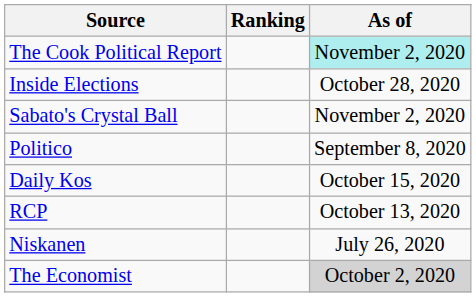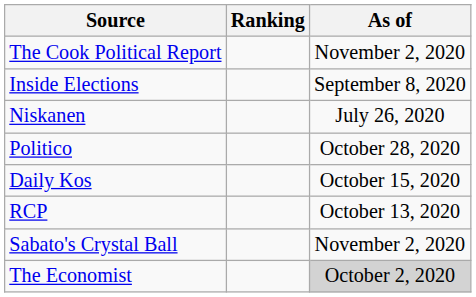(390, 52) paleturquoise background -> (390, 52) no background
(390, 84) October 28, 2020 -> (390, 84) September 8, 2020
rows swapped: (93, 116) <-> (47, 244)
(390, 148) September 8, 2020 -> (390, 148) October 28, 2020
